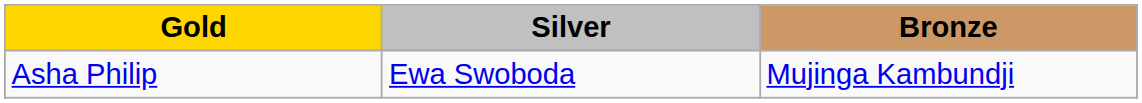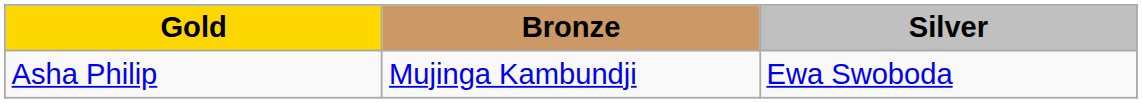columns swapped: (571, 27) <-> (948, 27)
